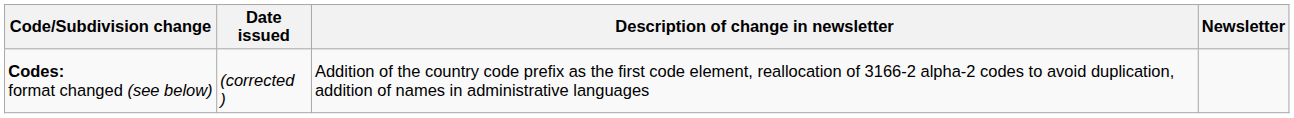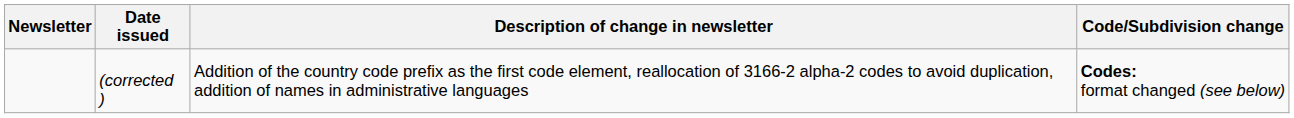columns swapped: (1243, 26) <-> (110, 26)
